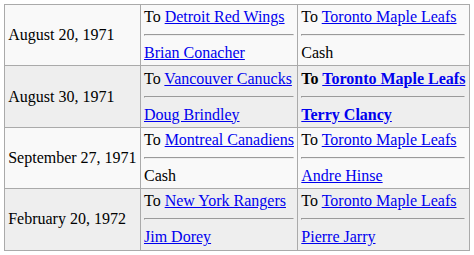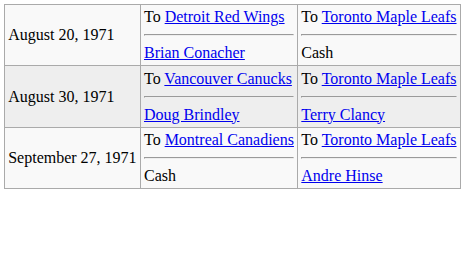(383, 96) bold -> (379, 96) normal
- row: (67, 219)
